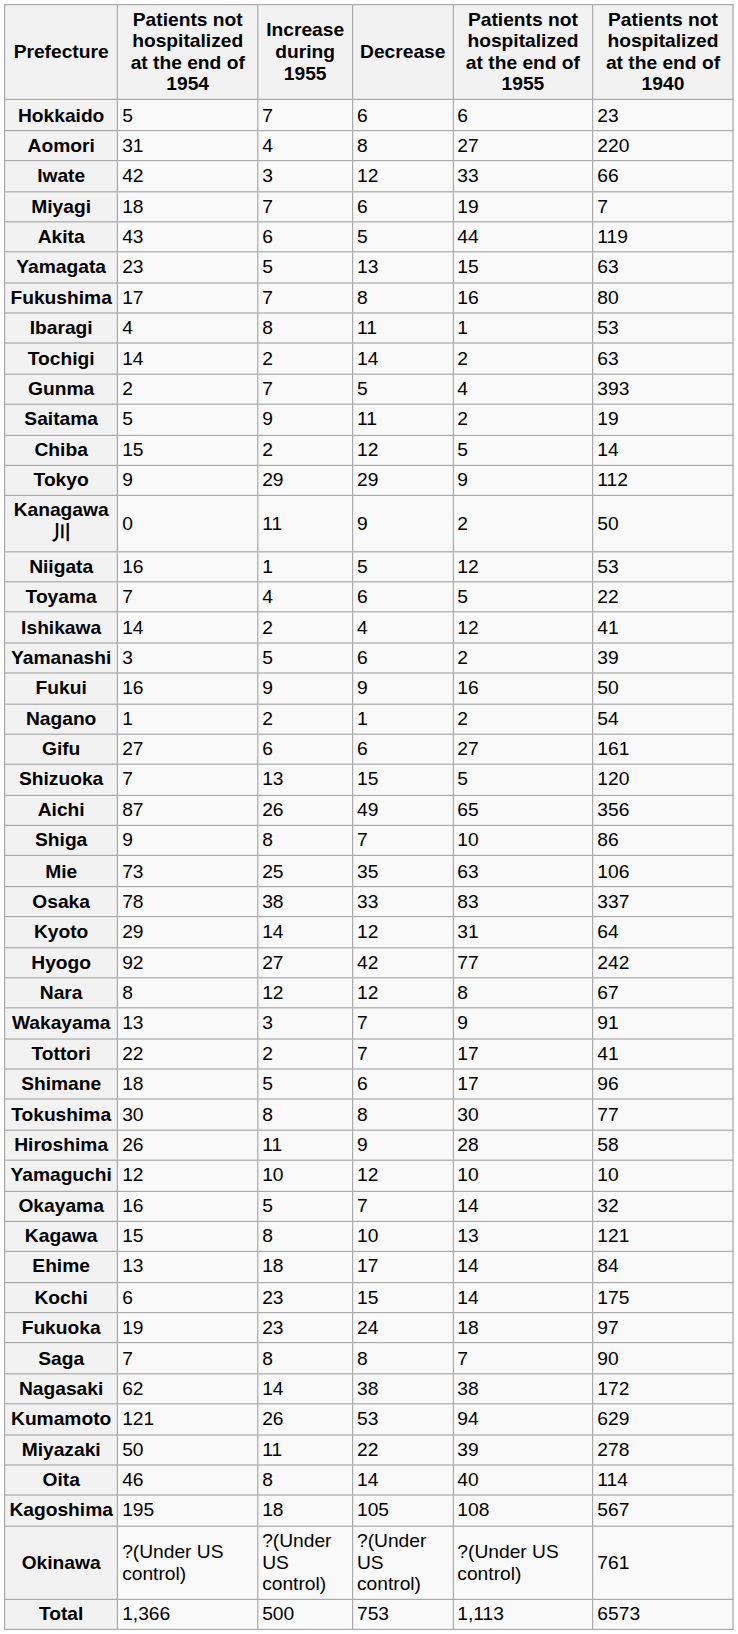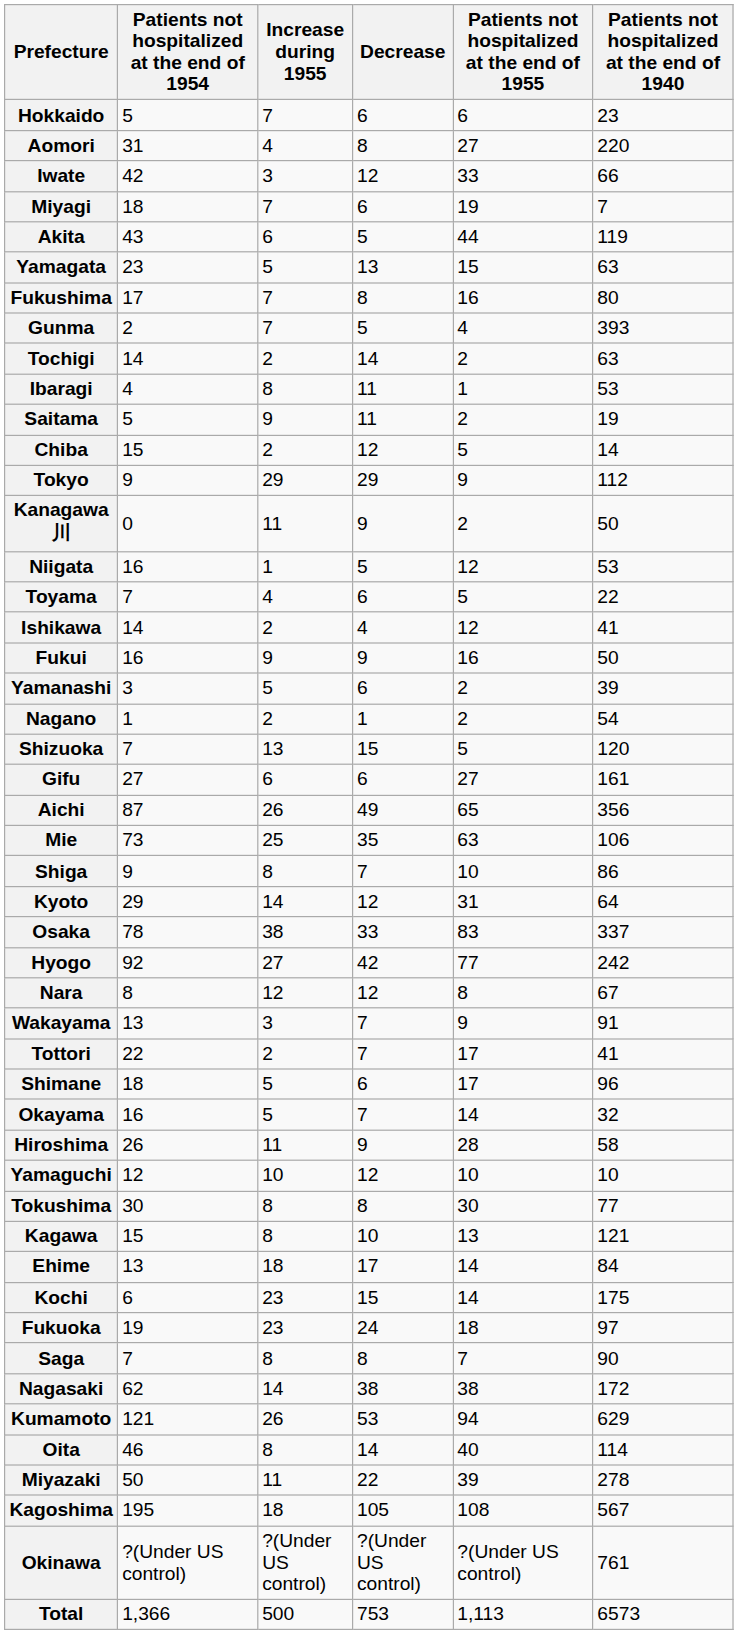rows swapped: (61, 328) <-> (61, 389)
rows swapped: (61, 688) <-> (61, 657)
rows swapped: (61, 749) <-> (61, 779)
rows swapped: (61, 870) <-> (61, 840)
rows swapped: (61, 931) <-> (61, 901)
rows swapped: (61, 1205) <-> (61, 1114)
rows swapped: (61, 1479) <-> (61, 1449)
